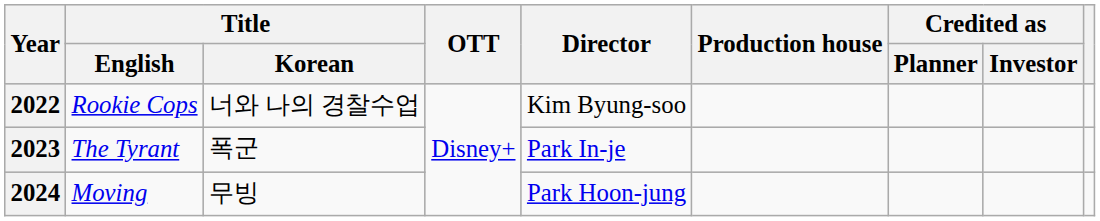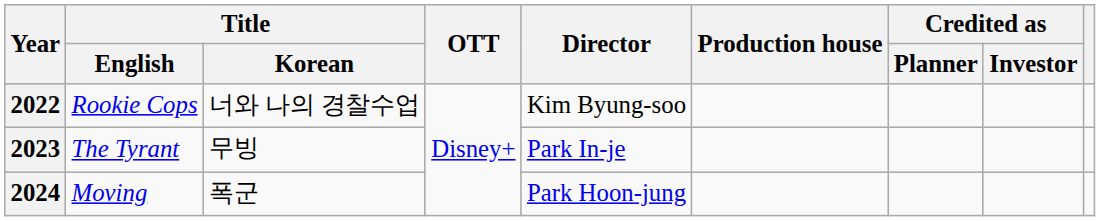(234, 148) 폭군 -> (234, 148) 무빙
(234, 192) 무빙 -> (234, 192) 폭군
